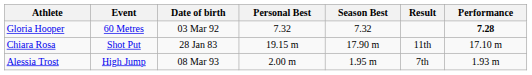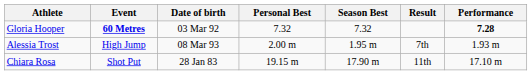(124, 29) normal -> (124, 29) bold
rows swapped: (31, 45) <-> (33, 62)
